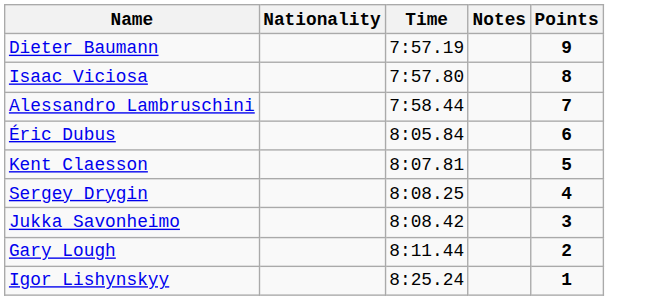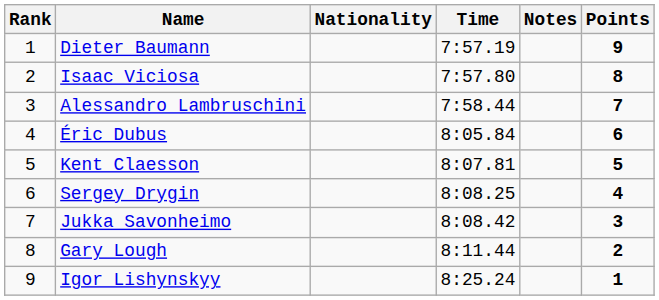+ column: (30, 19)
